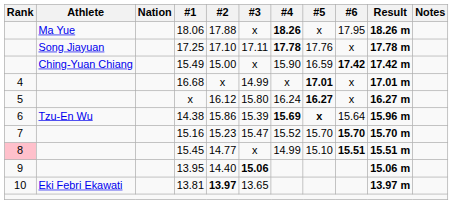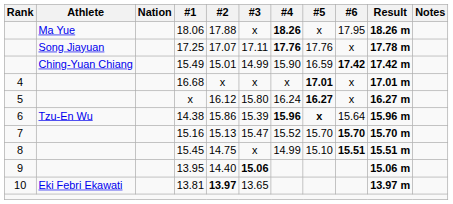(223, 47) 17.10 -> (223, 47) 17.07
(287, 47) 17.78 -> (287, 47) 17.76
(223, 64) 15.00 -> (223, 64) 15.01
(255, 64) x -> (255, 64) 14.99
(255, 82) 14.99 -> (255, 82) x
(287, 116) 15.69 -> (287, 116) 15.96
(223, 133) 15.23 -> (223, 133) 15.13
(20, 151) pink background -> (20, 151) no background
(223, 151) 14.77 -> (223, 151) 14.75
